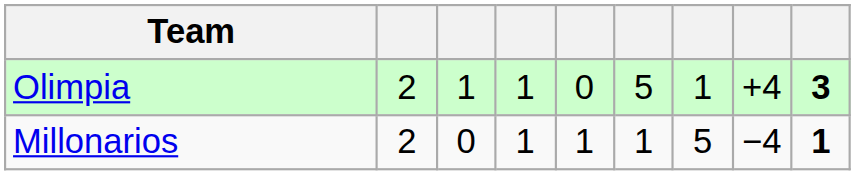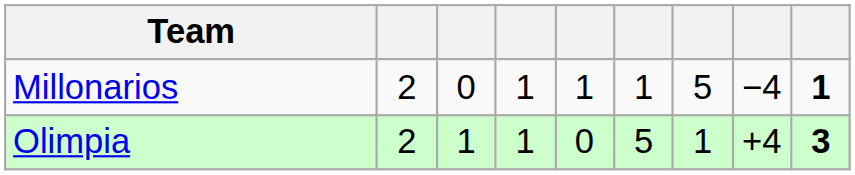rows swapped: (72, 86) <-> (96, 141)
